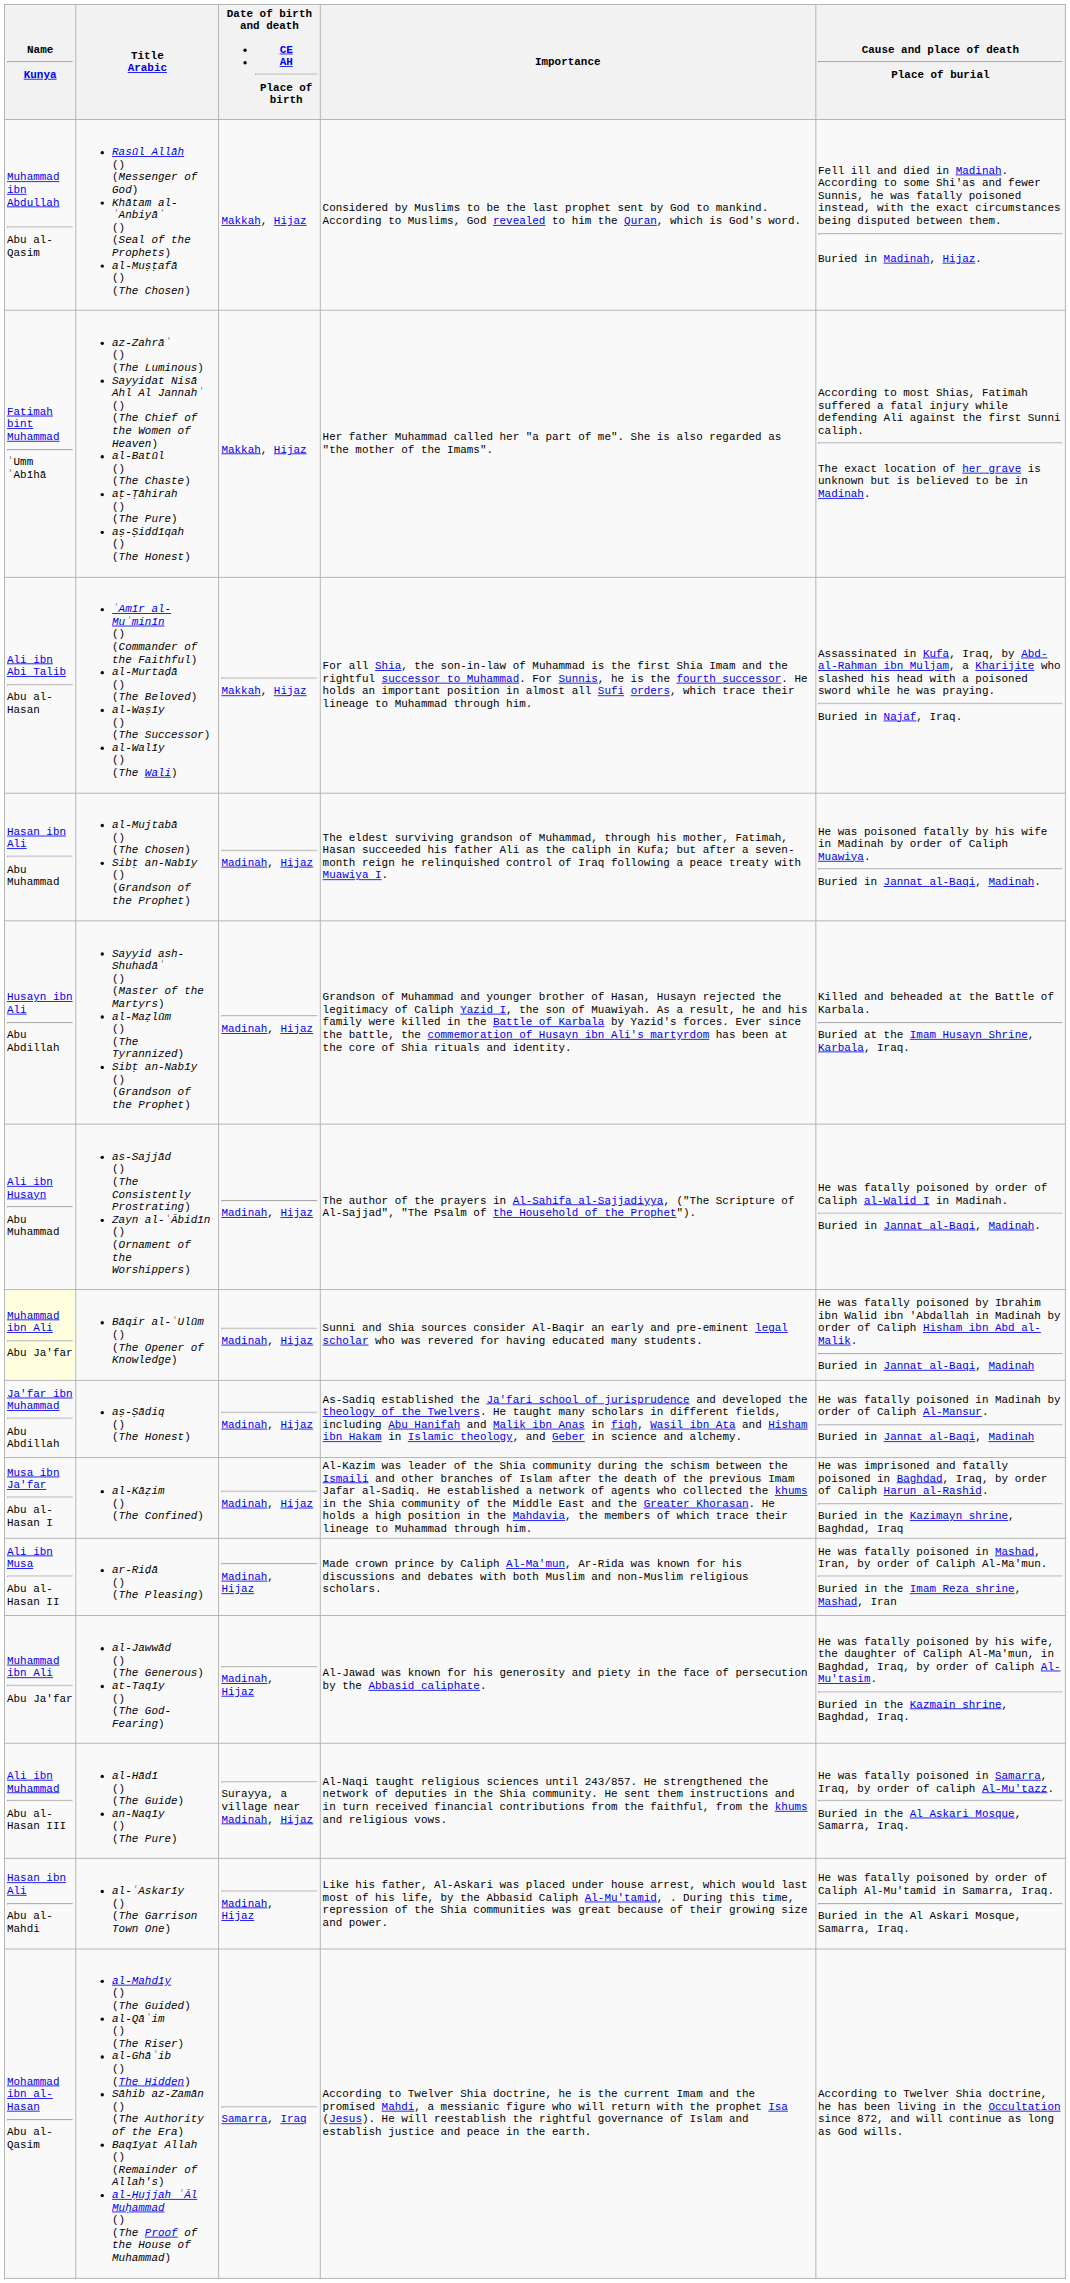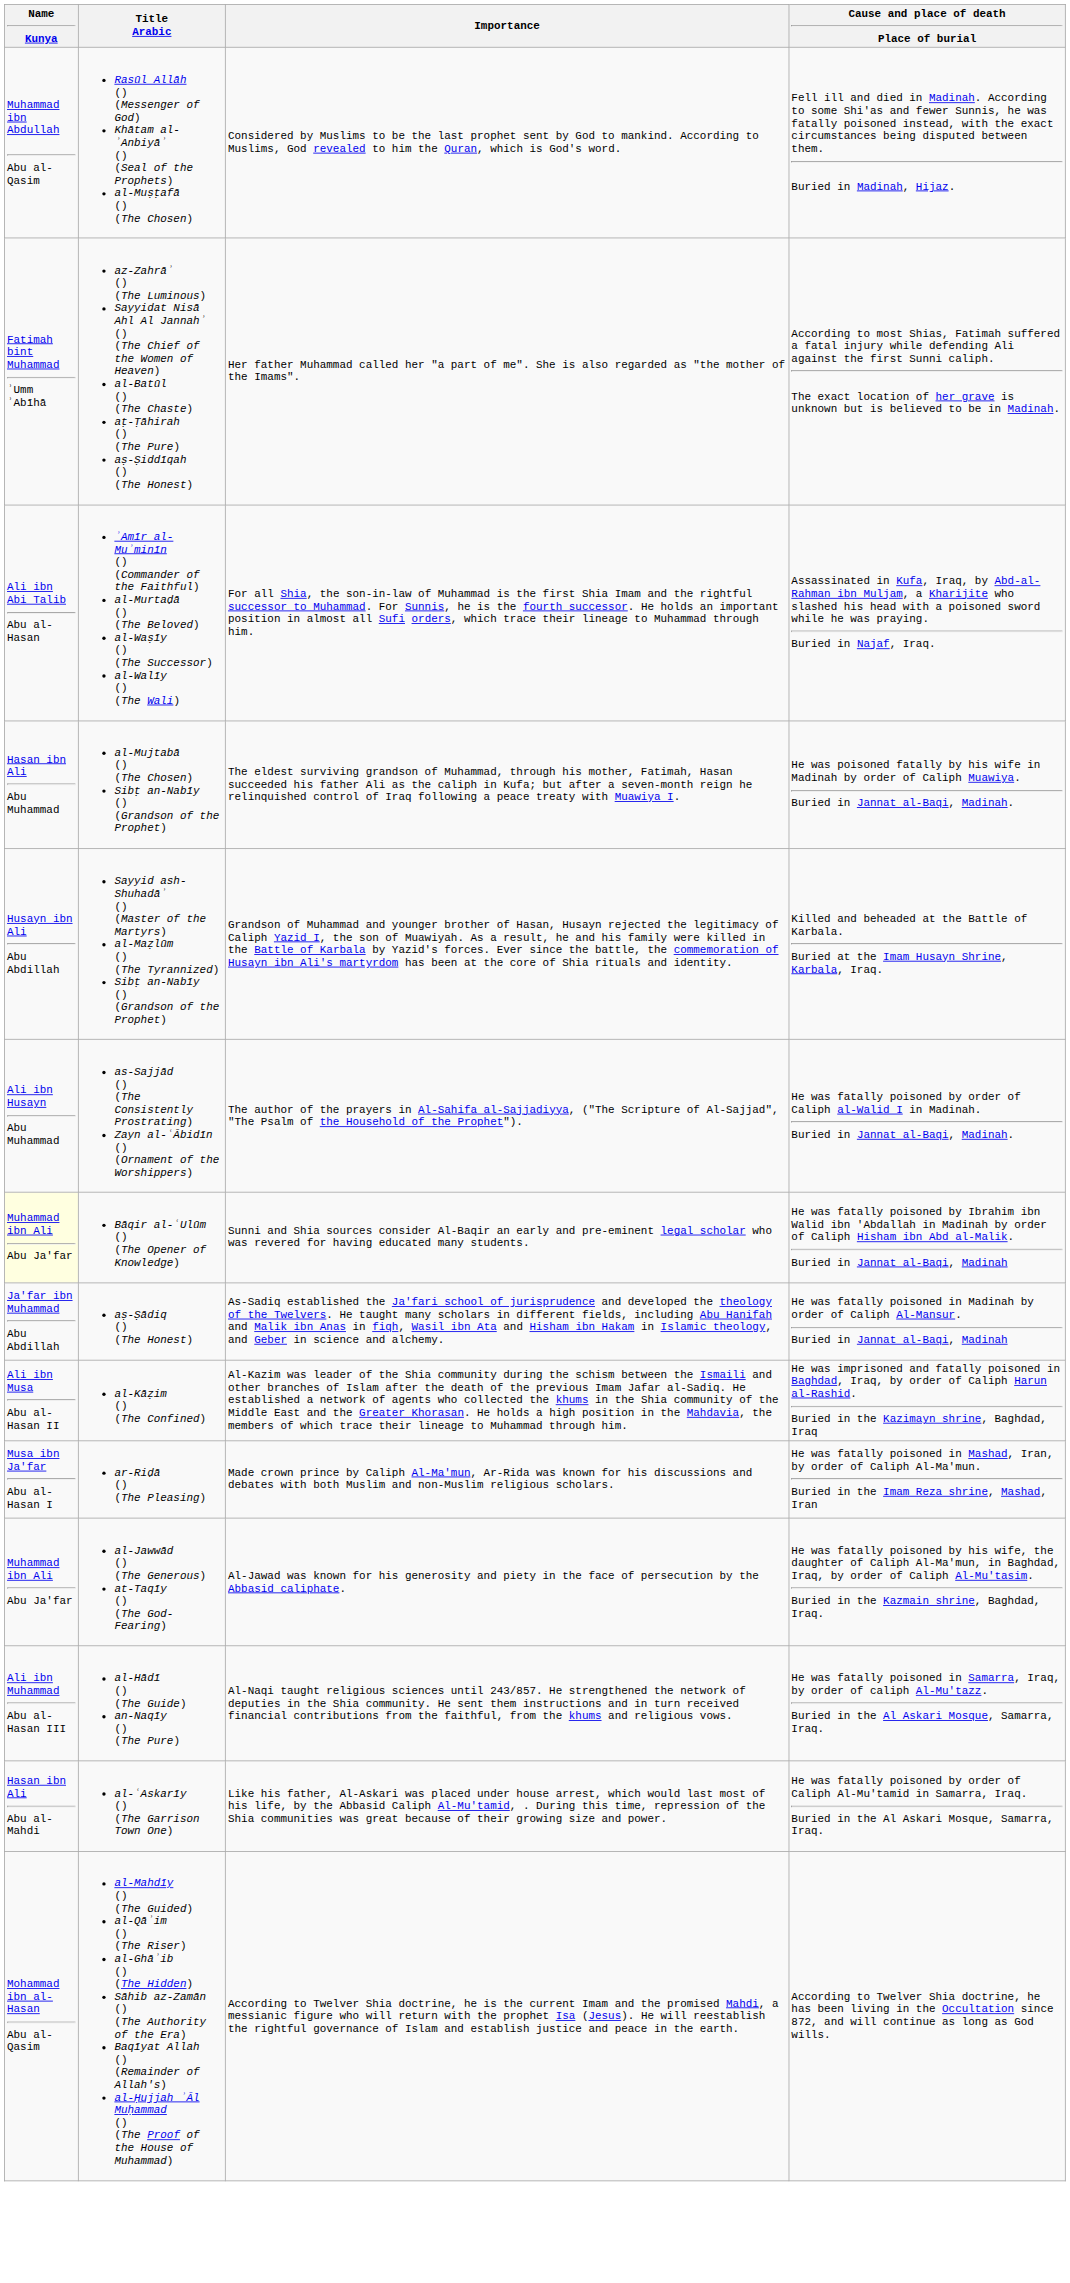- column: (269, 57)
(40, 1498) Musa ibn Ja'far Abu al-Hasan I -> (41, 1400) Ali ibn Musa Abu al-Hasan II
(40, 1577) Ali ibn Musa Abu al-Hasan II -> (41, 1479) Musa ibn Ja'far Abu al-Hasan I
